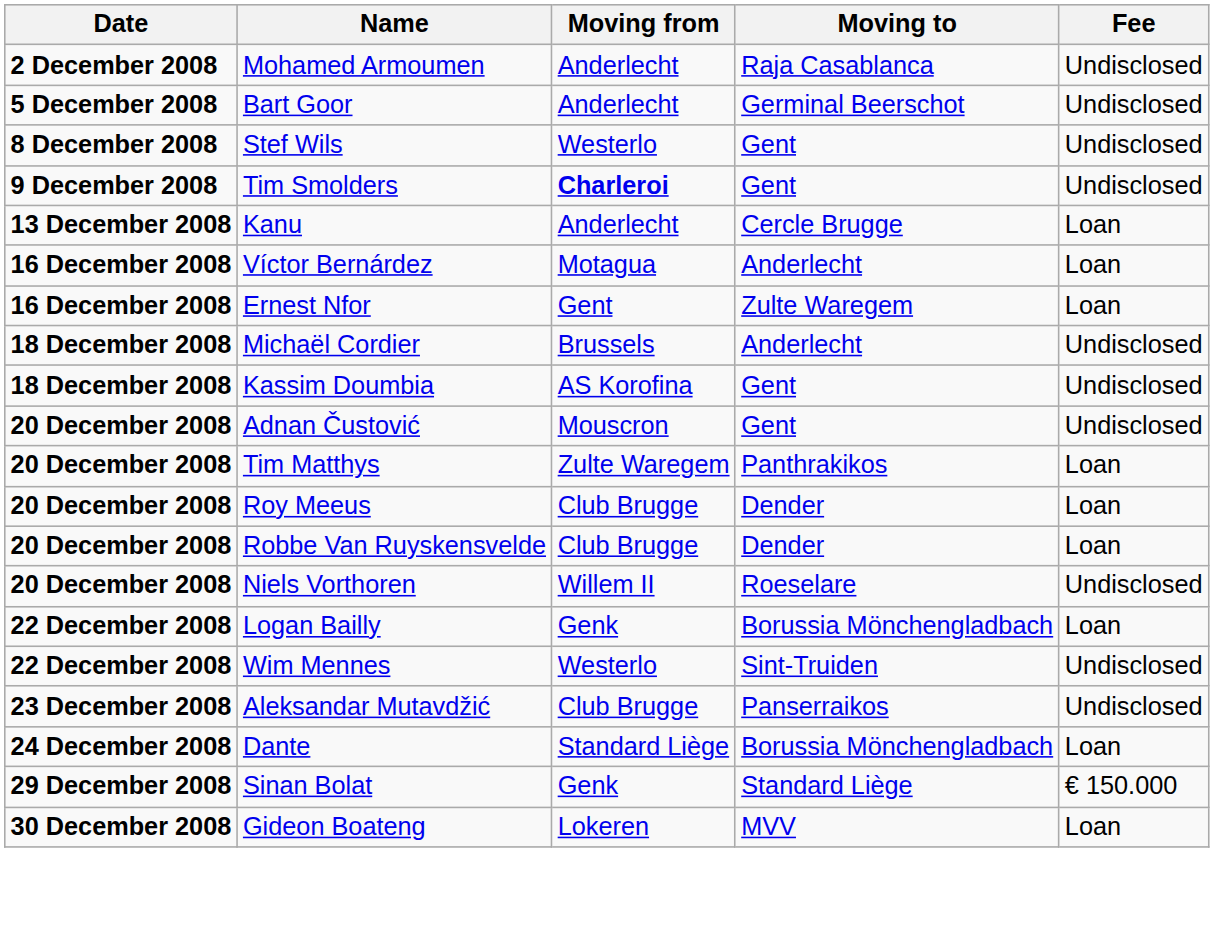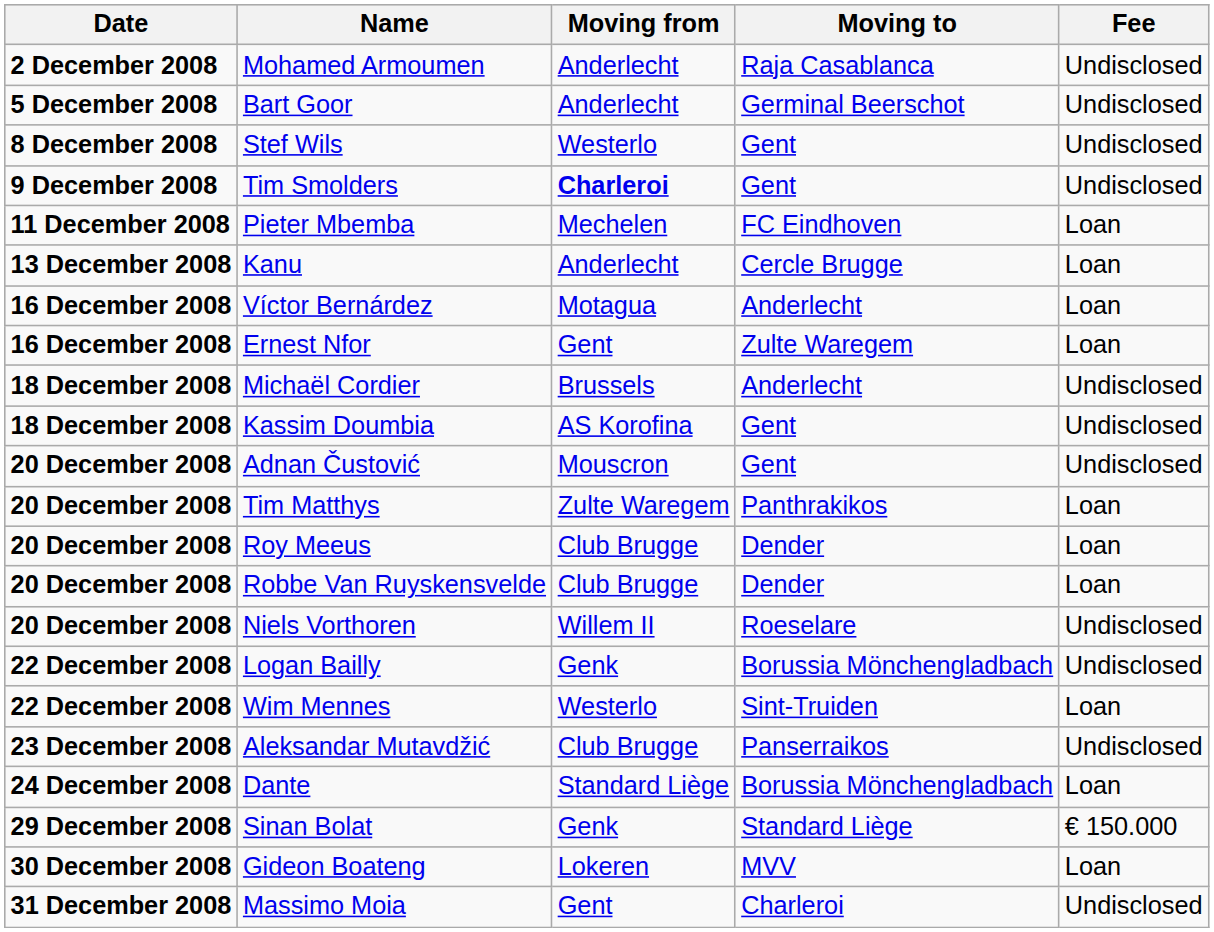+ row: (329, 225)
(1093, 625) Loan -> (1134, 666) Undisclosed
(1134, 666) Undisclosed -> (1093, 706) Loan
+ row: (324, 906)
